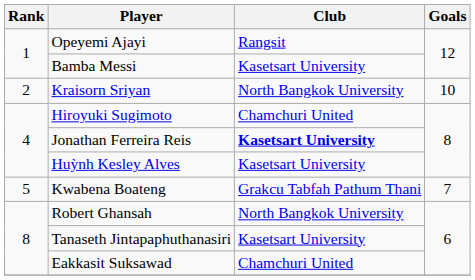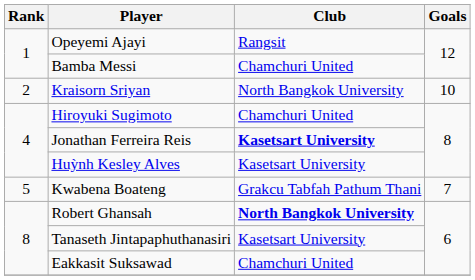(302, 66) Kasetsart University -> (296, 66) Chamchuri United
(321, 213) normal -> (326, 213) bold
